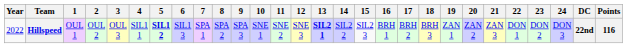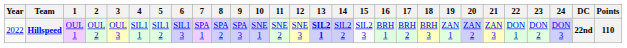(161, 30) bold -> (161, 30) normal
(609, 30) 116 -> (608, 30) 110
